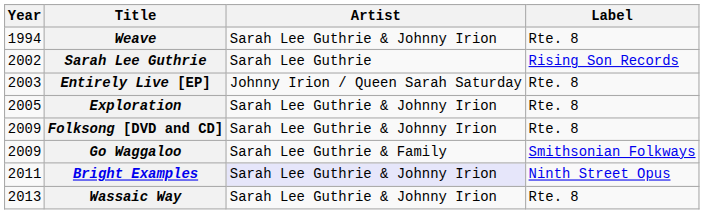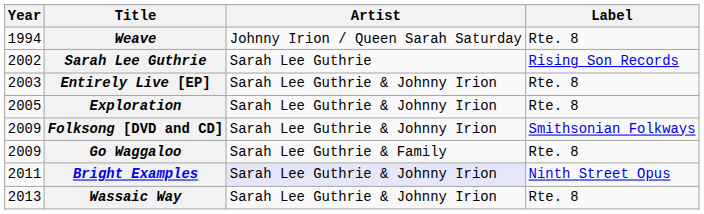(363, 39) Sarah Lee Guthrie & Johnny Irion -> (376, 39) Johnny Irion / Queen Sarah Saturday
(376, 84) Johnny Irion / Queen Sarah Saturday -> (363, 84) Sarah Lee Guthrie & Johnny Irion
(554, 129) Rte. 8 -> (612, 129) Smithsonian Folkways
(612, 152) Smithsonian Folkways -> (554, 152) Rte. 8
